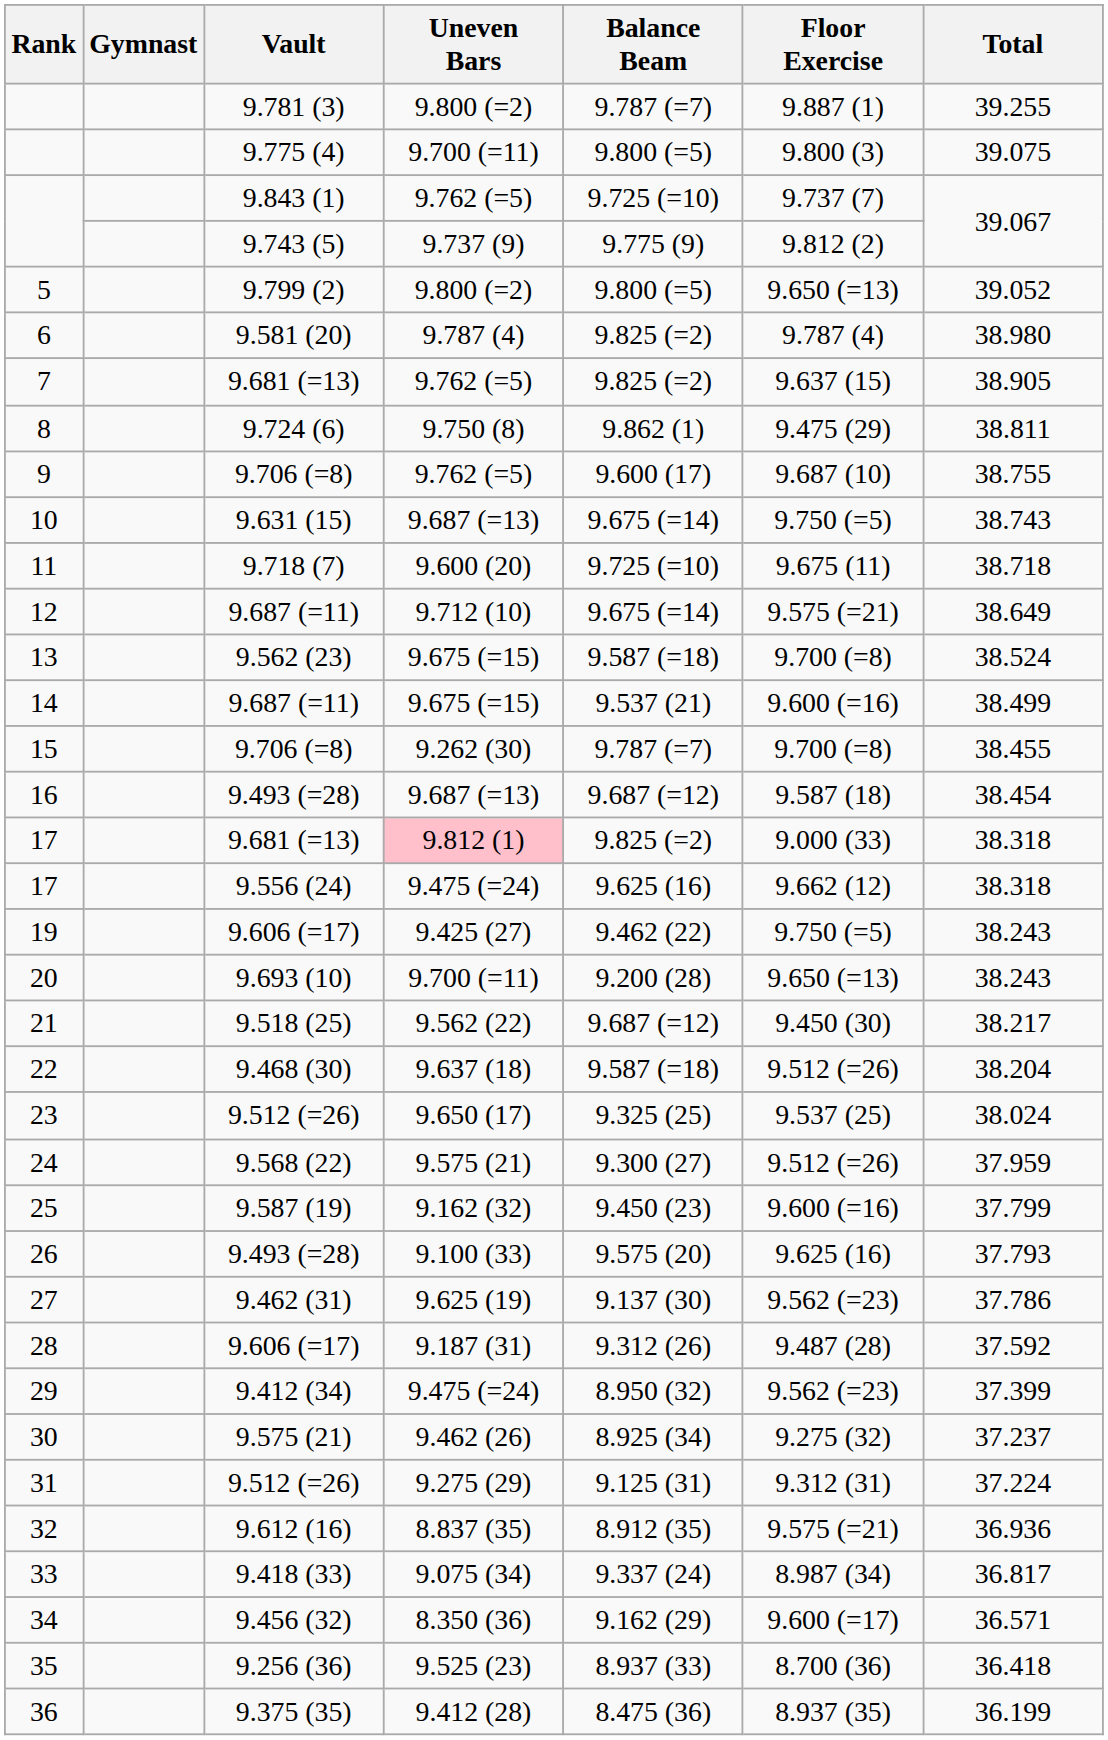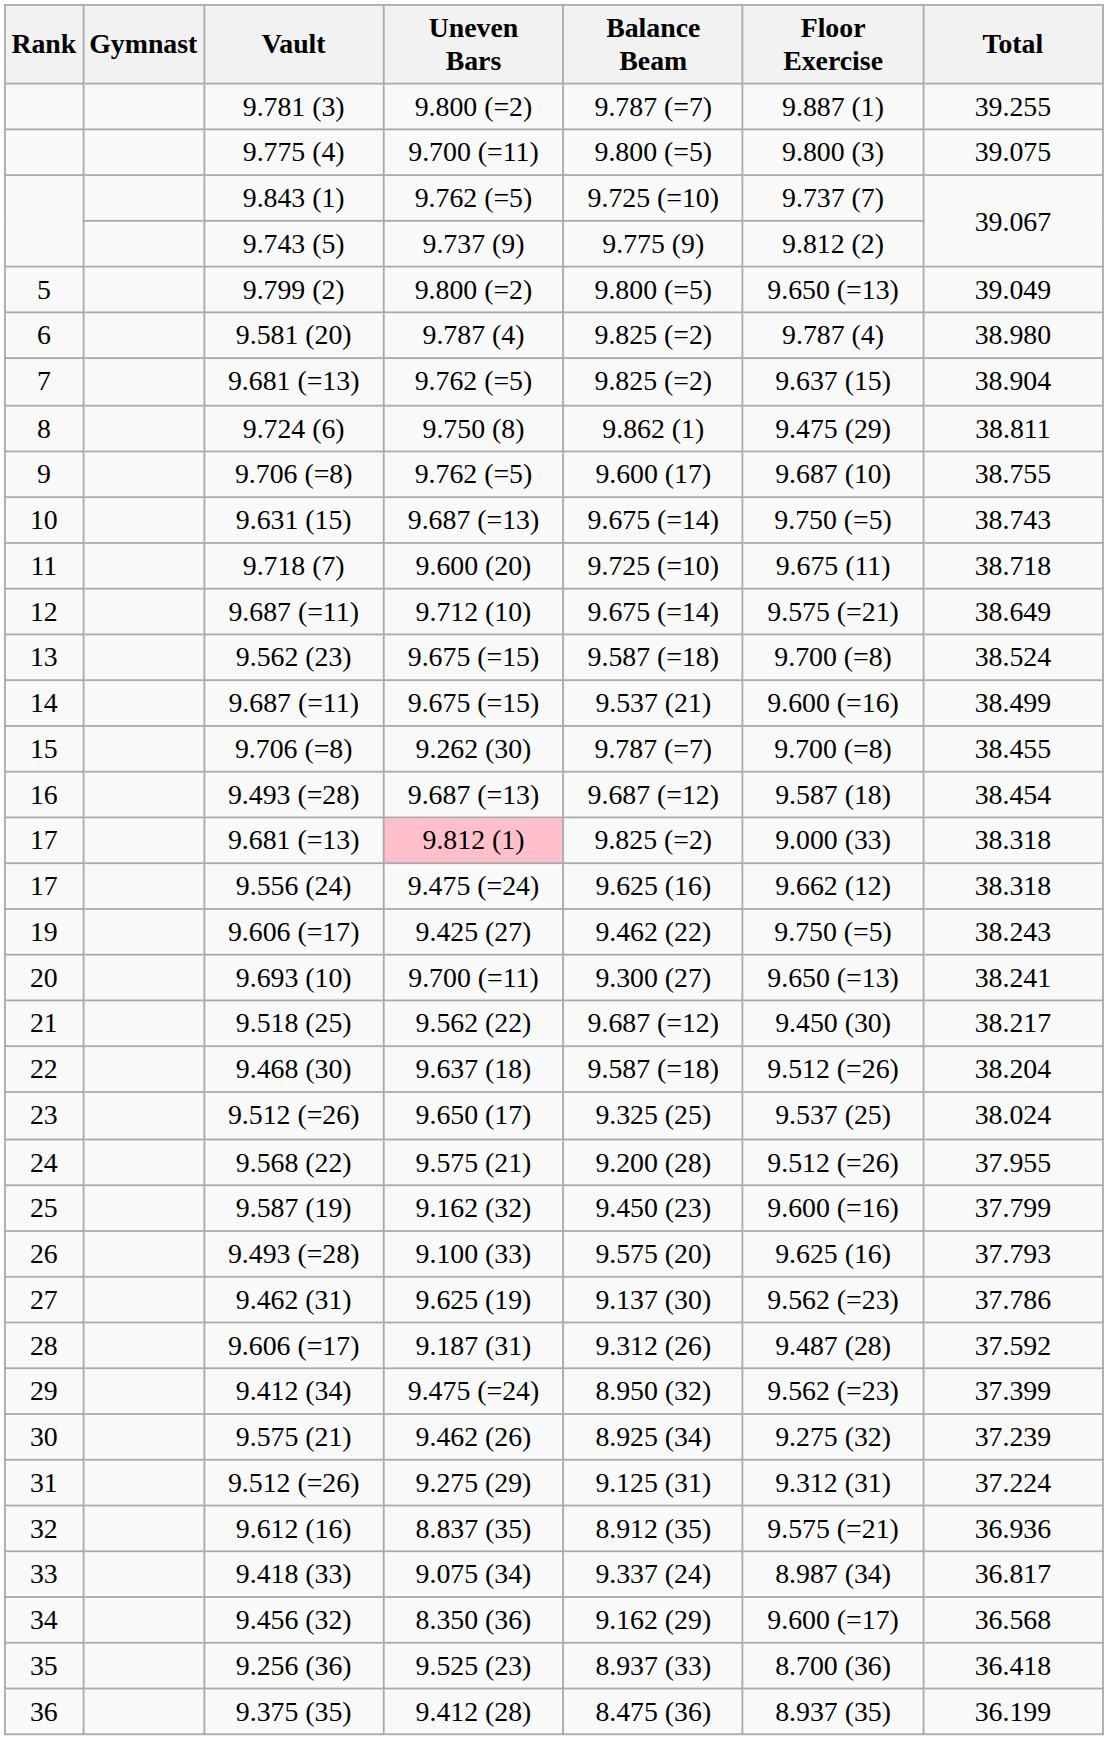(1013, 289) 39.052 -> (1013, 289) 39.049
(1013, 381) 38.905 -> (1013, 381) 38.904
(653, 977) 9.200 (28) -> (653, 977) 9.300 (27)
(1013, 977) 38.243 -> (1013, 977) 38.241
(653, 1161) 9.300 (27) -> (653, 1161) 9.200 (28)
(1013, 1161) 37.959 -> (1013, 1161) 37.955
(1013, 1436) 37.237 -> (1013, 1436) 37.239
(1013, 1619) 36.571 -> (1013, 1619) 36.568
